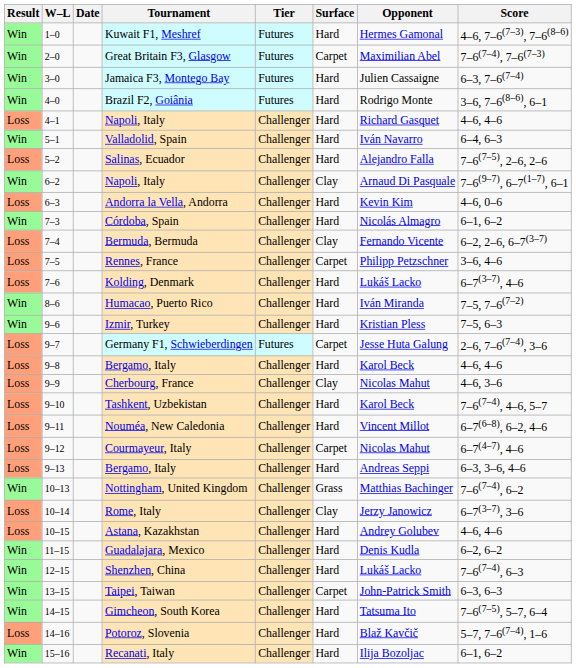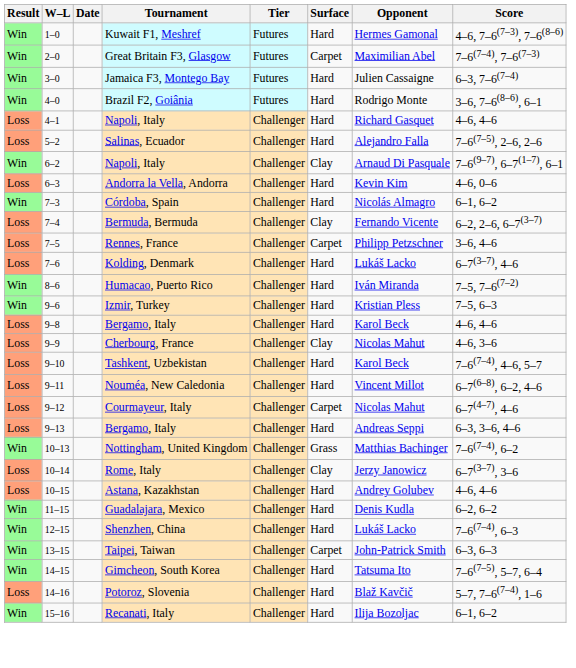- row: (52, 140)
- row: (52, 345)
